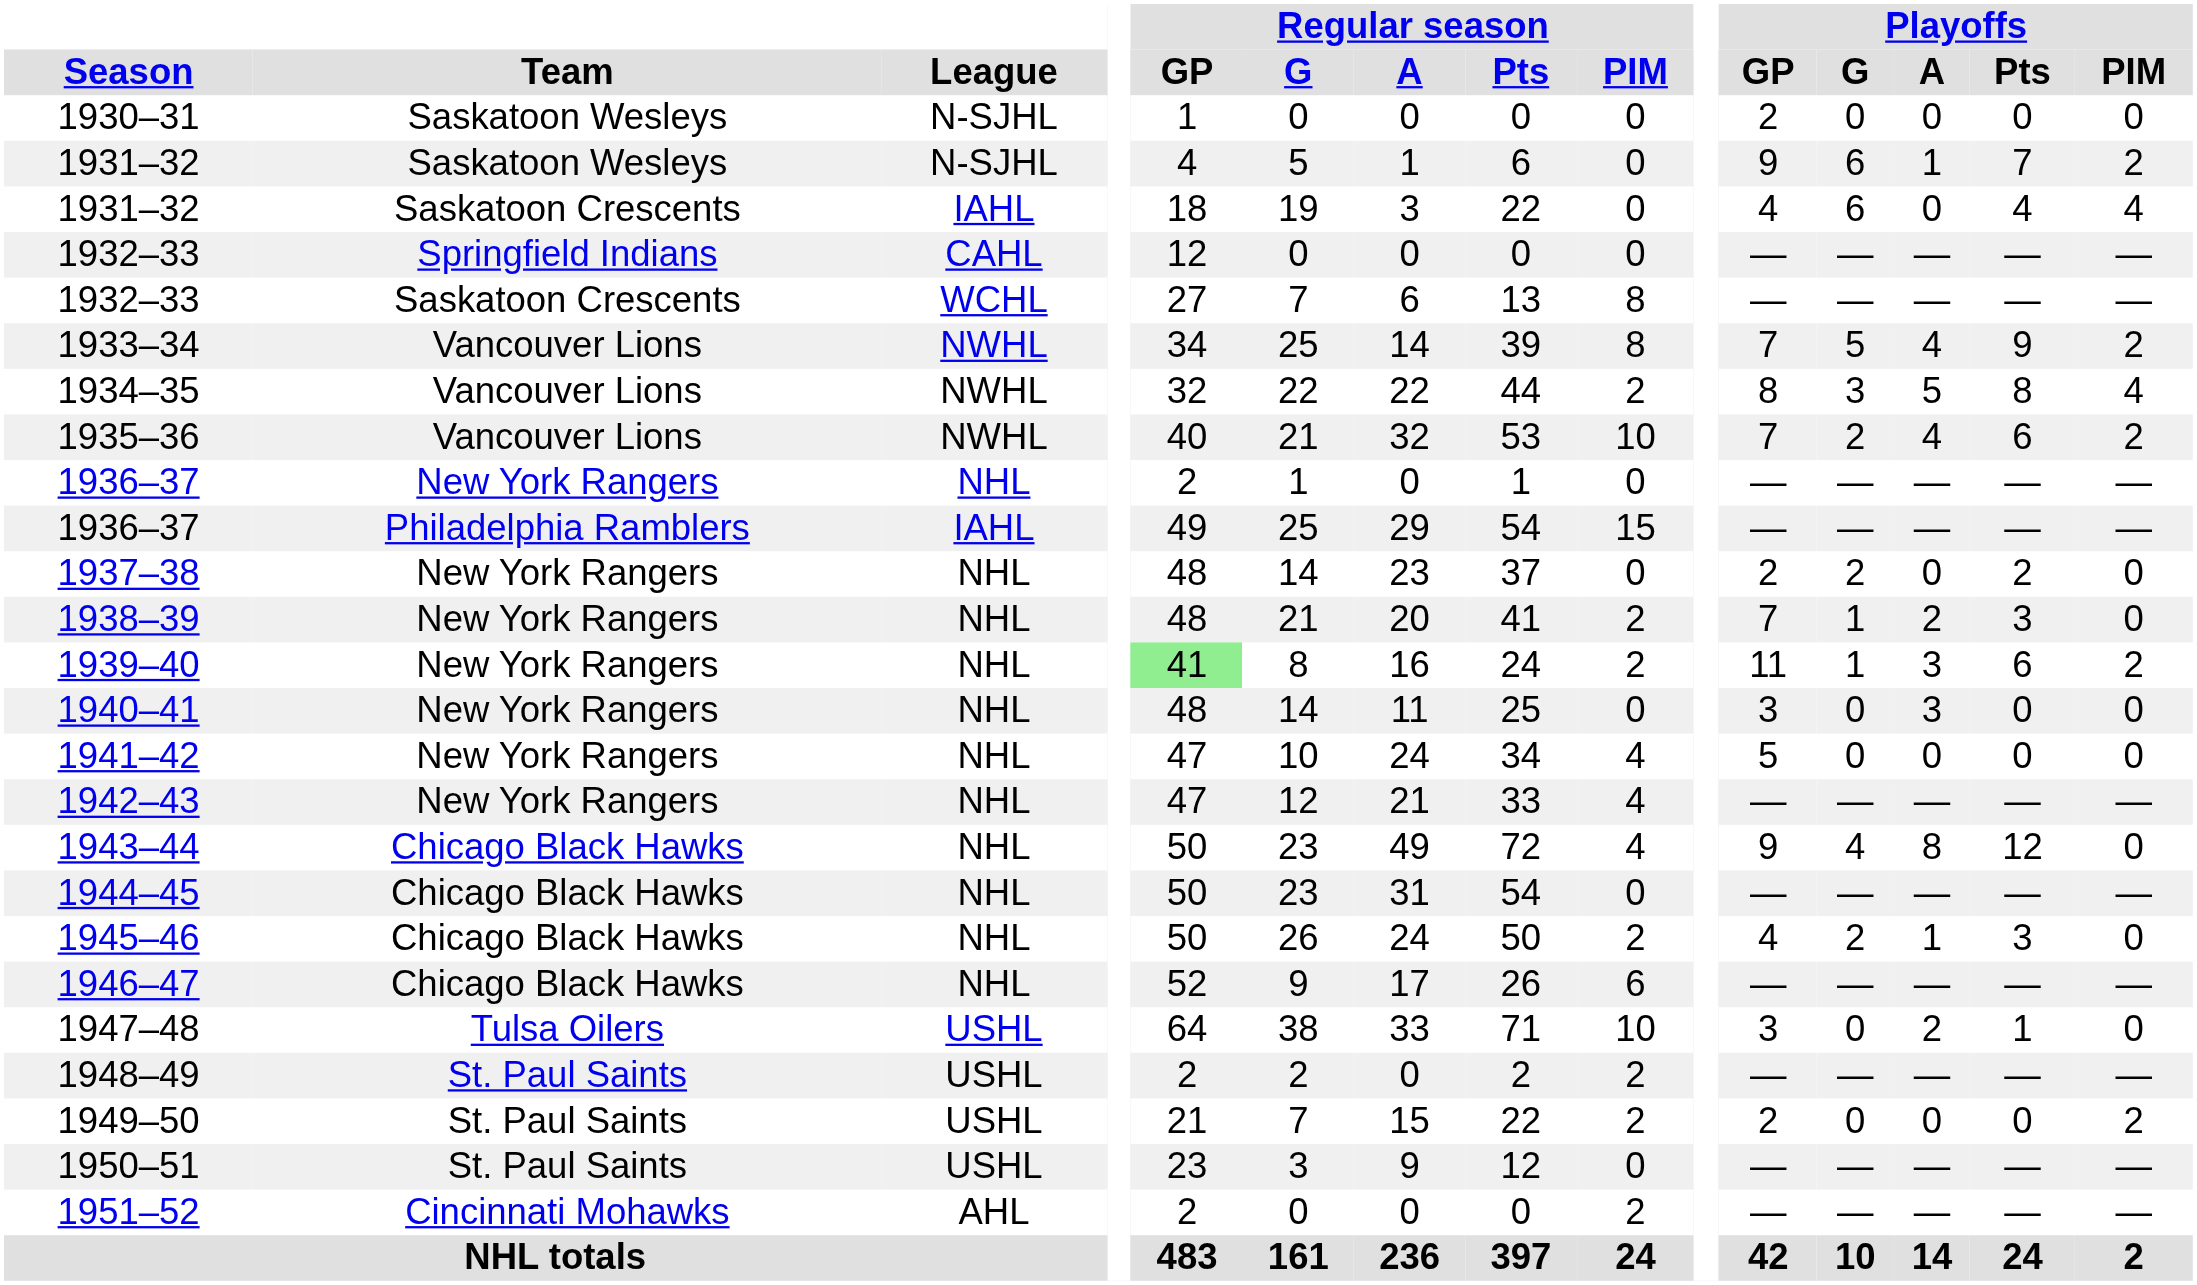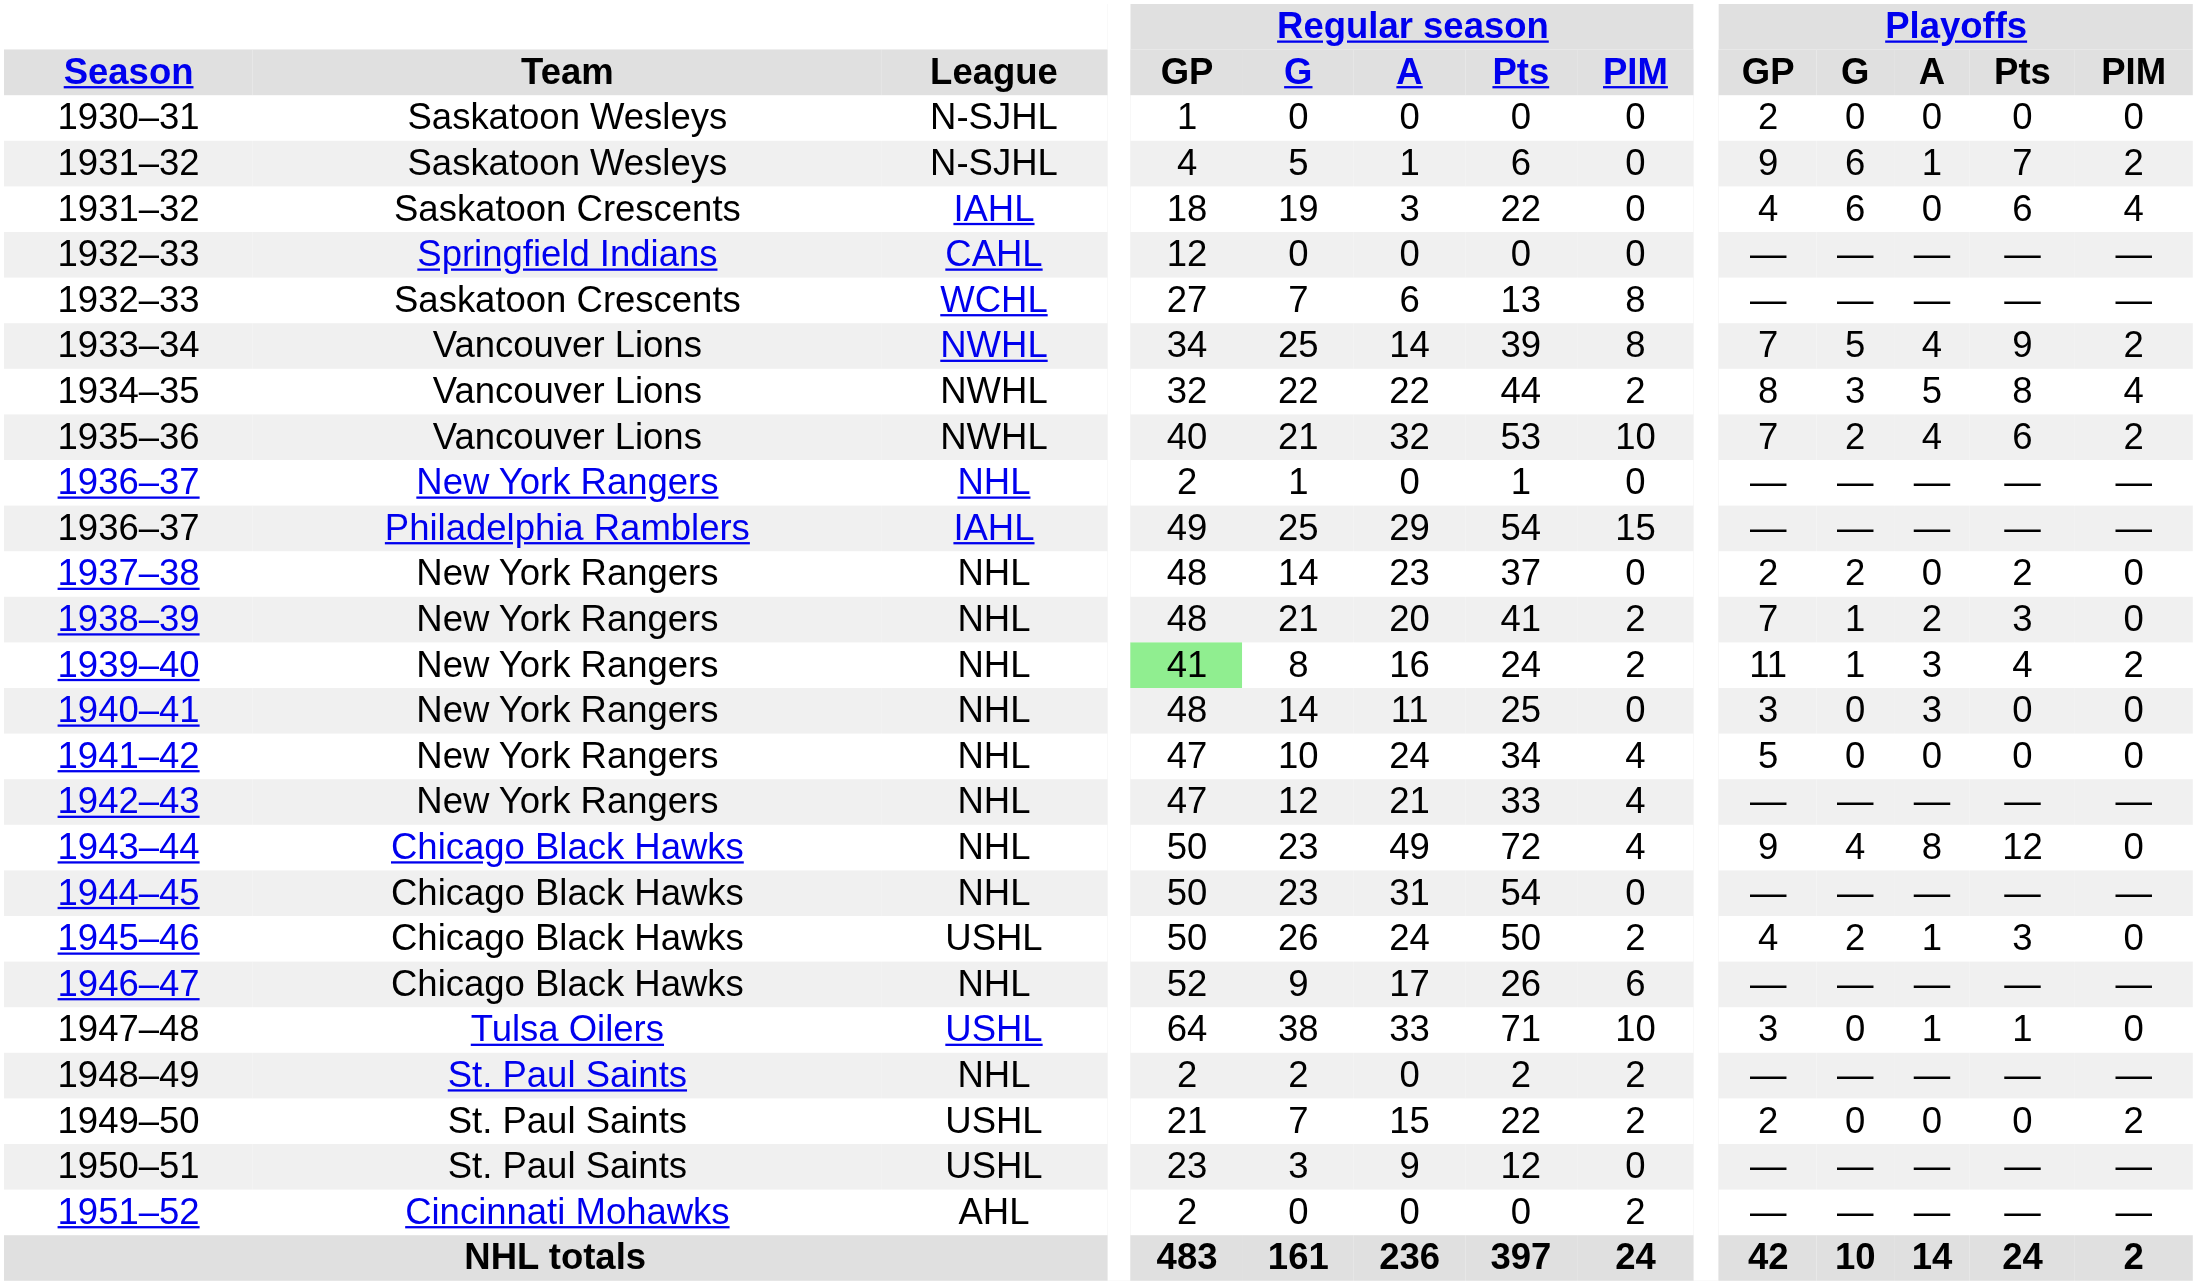(2022, 208) 4 -> (2022, 208) 6
(2022, 664) 6 -> (2022, 664) 4
(994, 938) NHL -> (994, 938) USHL
(1932, 1029) 2 -> (1932, 1029) 1
(994, 1074) USHL -> (994, 1074) NHL
